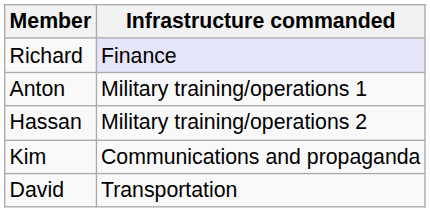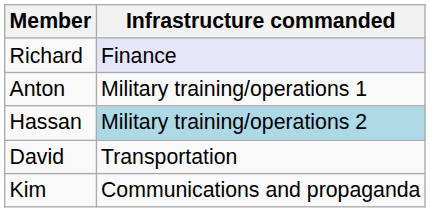(234, 122) no background -> (234, 122) lightblue background
rows swapped: (37, 190) <-> (28, 156)
